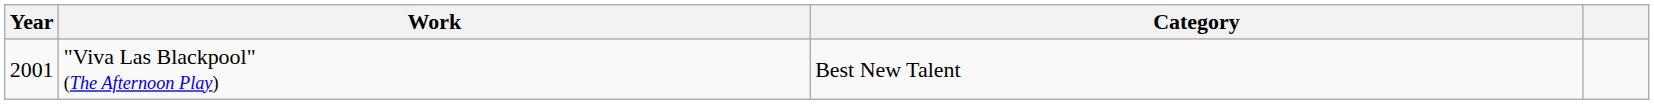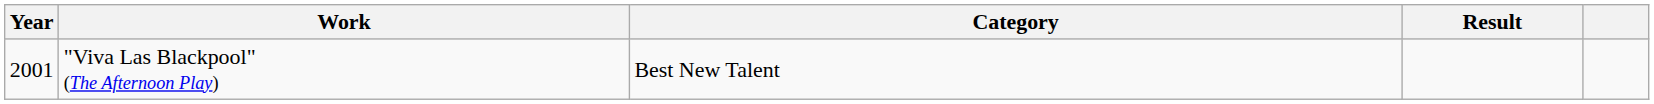+ column: (1492, 21)
